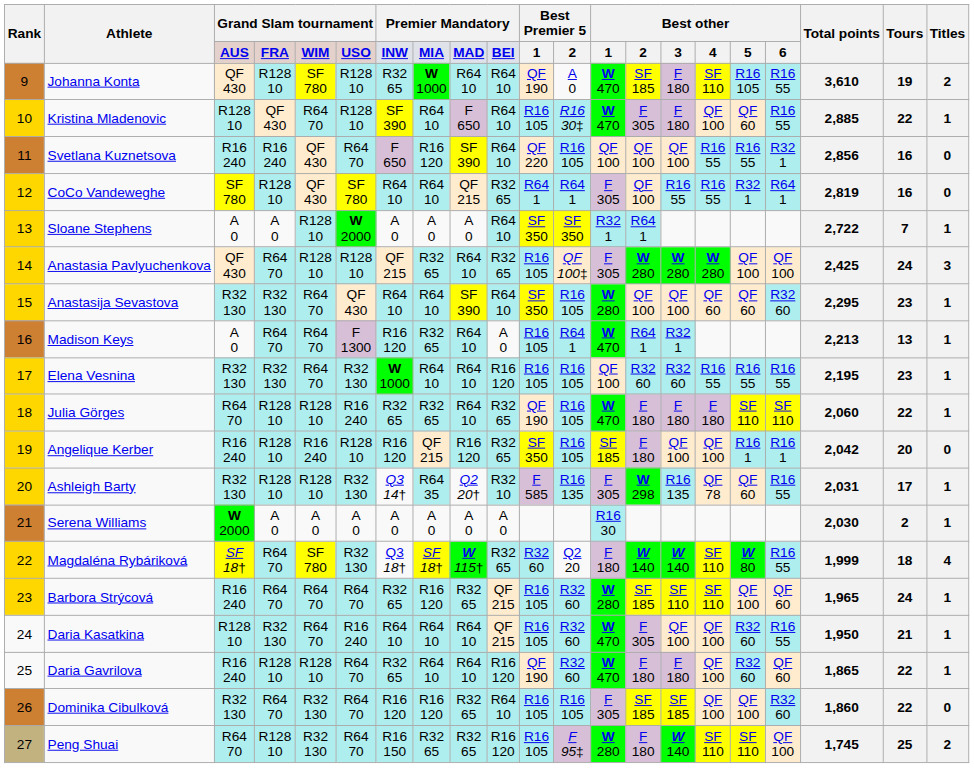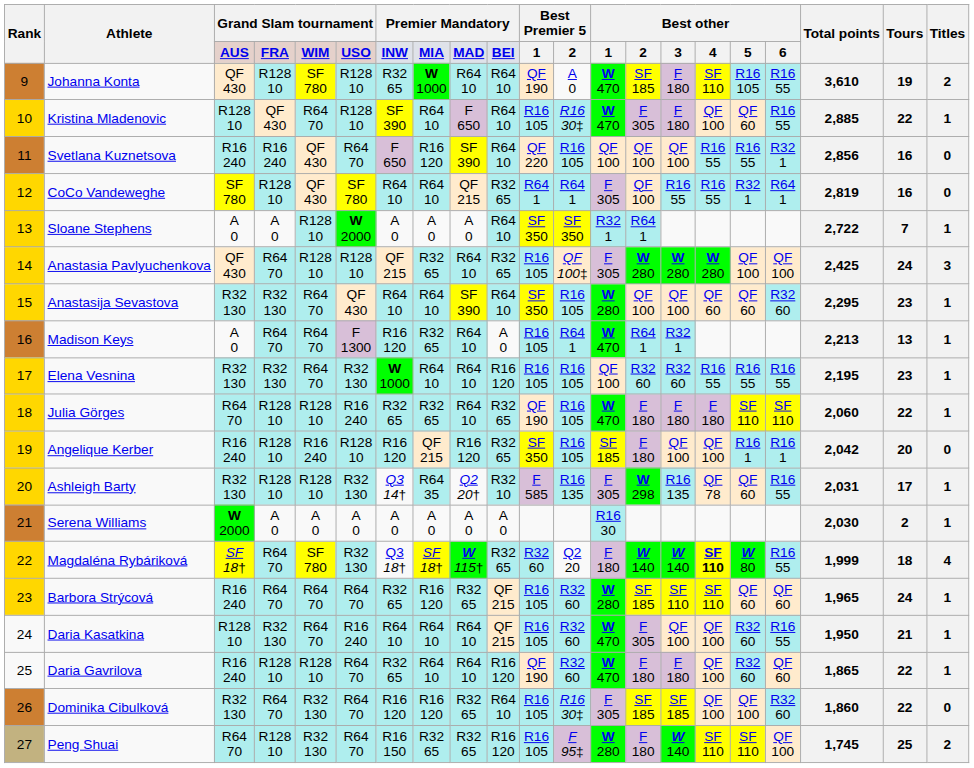(713, 560) normal -> (713, 560) bold
(748, 597) QF 100 -> (748, 597) QF 60
(572, 708) R16 105 -> (572, 708) R16 30‡
